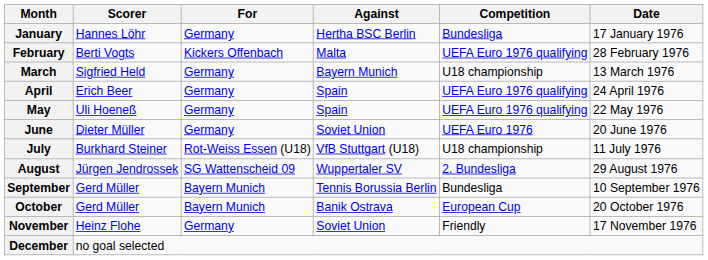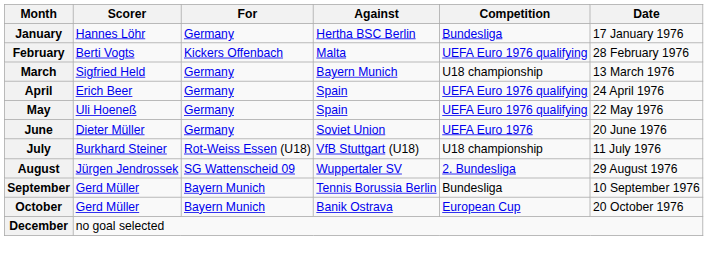- row: (39, 226)
